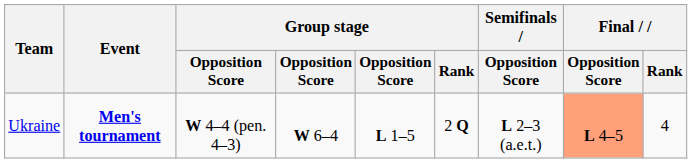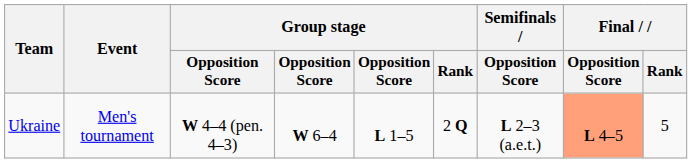(120, 125) bold -> (117, 125) normal
(665, 125) 4 -> (665, 125) 5
